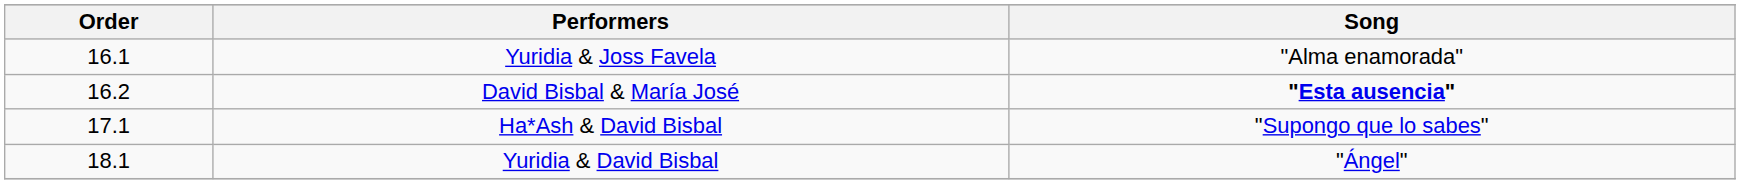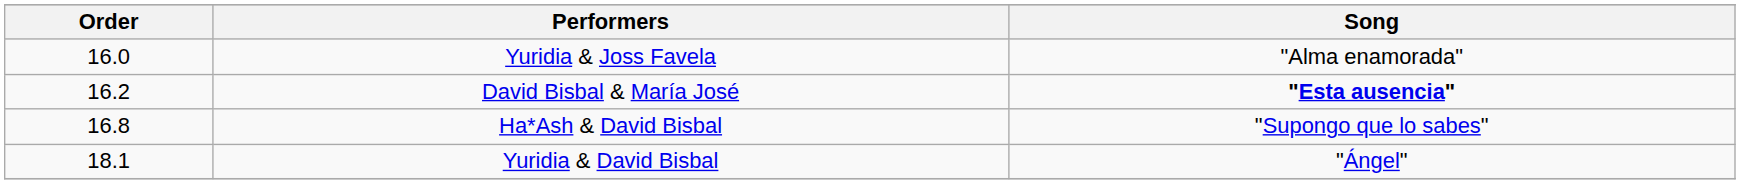(109, 56) 16.1 -> (109, 56) 16.0
(109, 126) 17.1 -> (109, 126) 16.8
